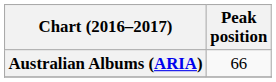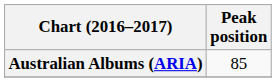(239, 63) 66 -> (239, 63) 85
